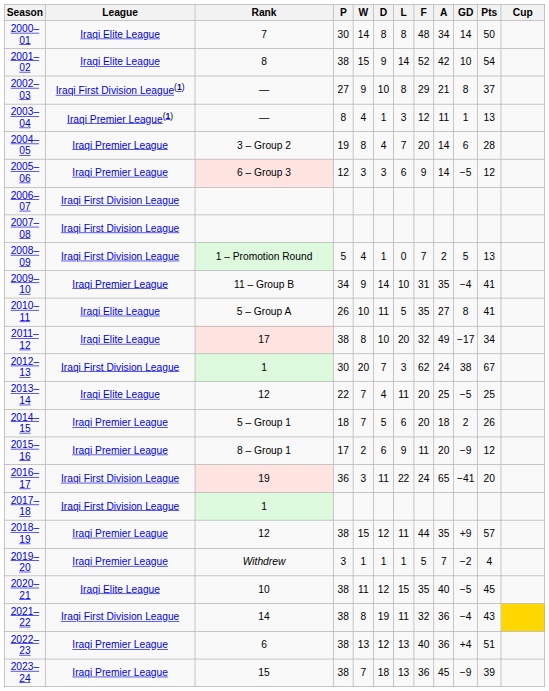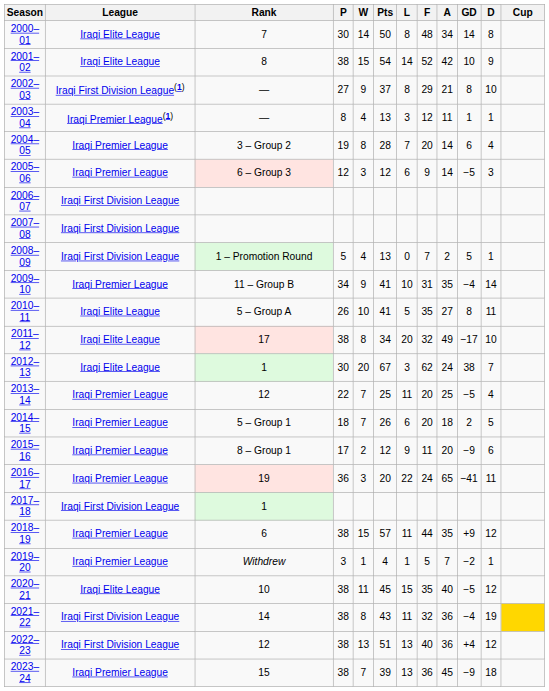columns swapped: (384, 12) <-> (489, 12)
(120, 367) Iraqi First Division League -> (120, 367) Iraqi Elite League
(120, 395) Iraqi Elite League -> (120, 395) Iraqi Premier League
(120, 478) Iraqi First Division League -> (120, 478) Iraqi Premier League
(264, 534) 12 -> (264, 534) 6
(120, 645) Iraqi Premier League -> (120, 645) Iraqi First Division League
(264, 645) 6 -> (264, 645) 12
